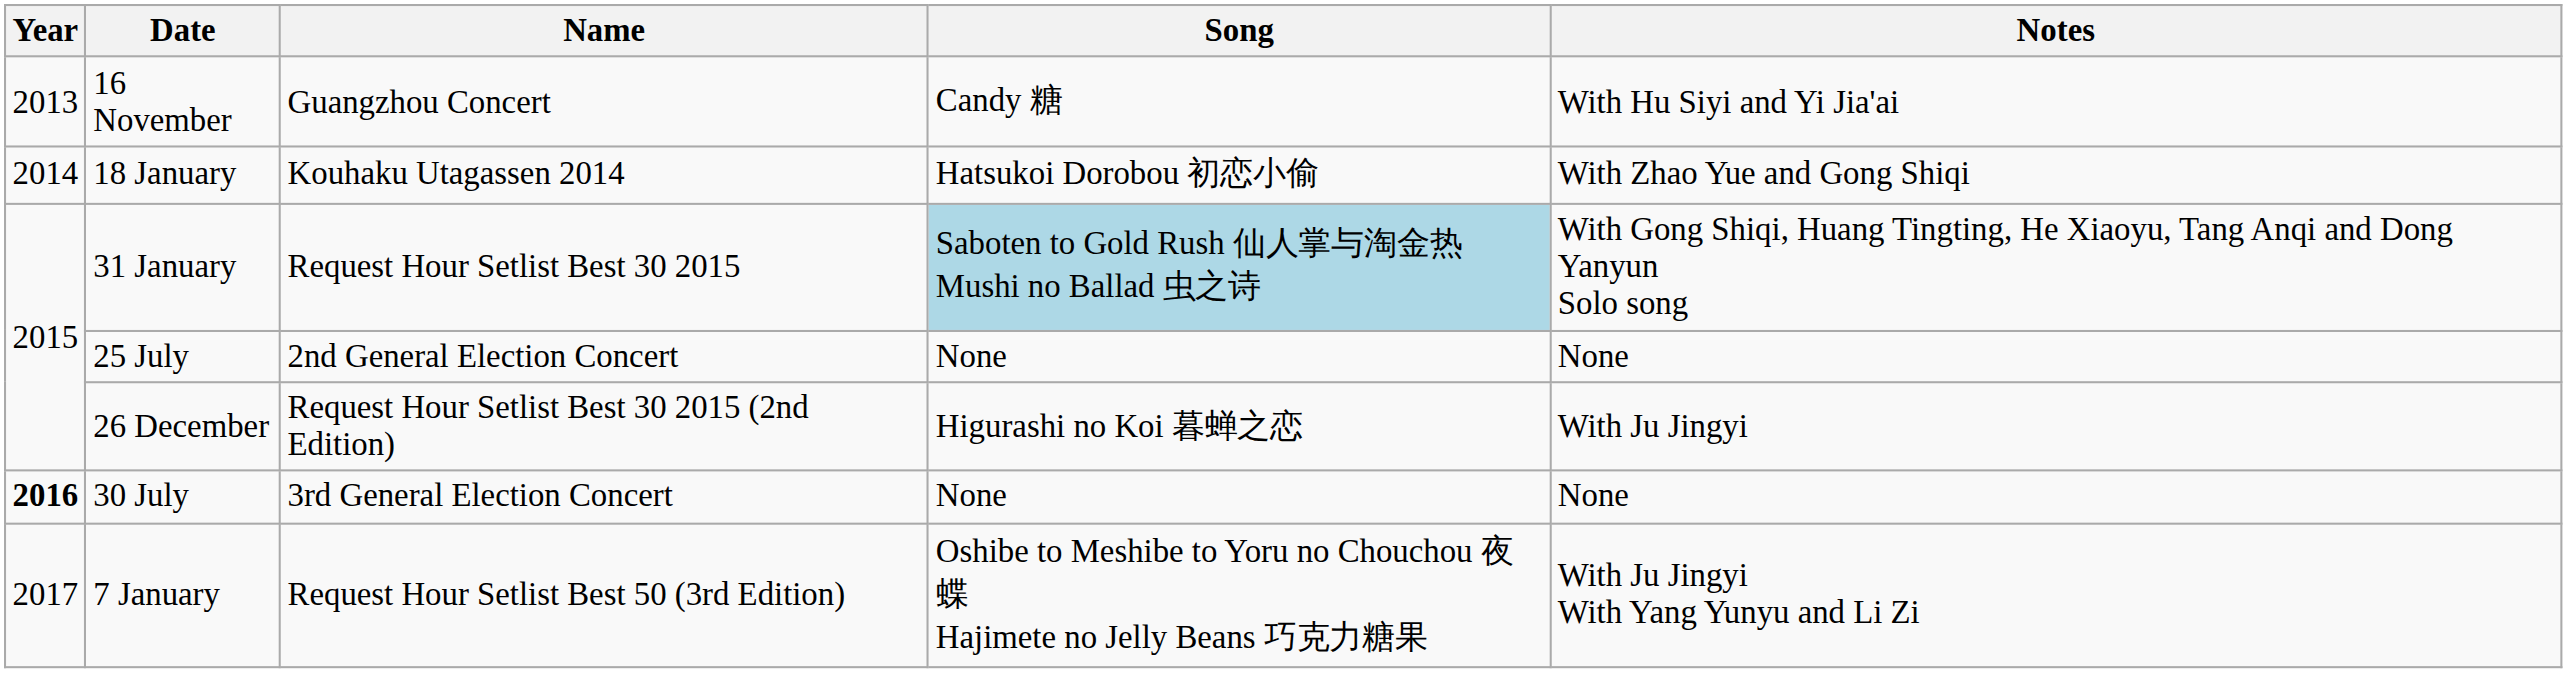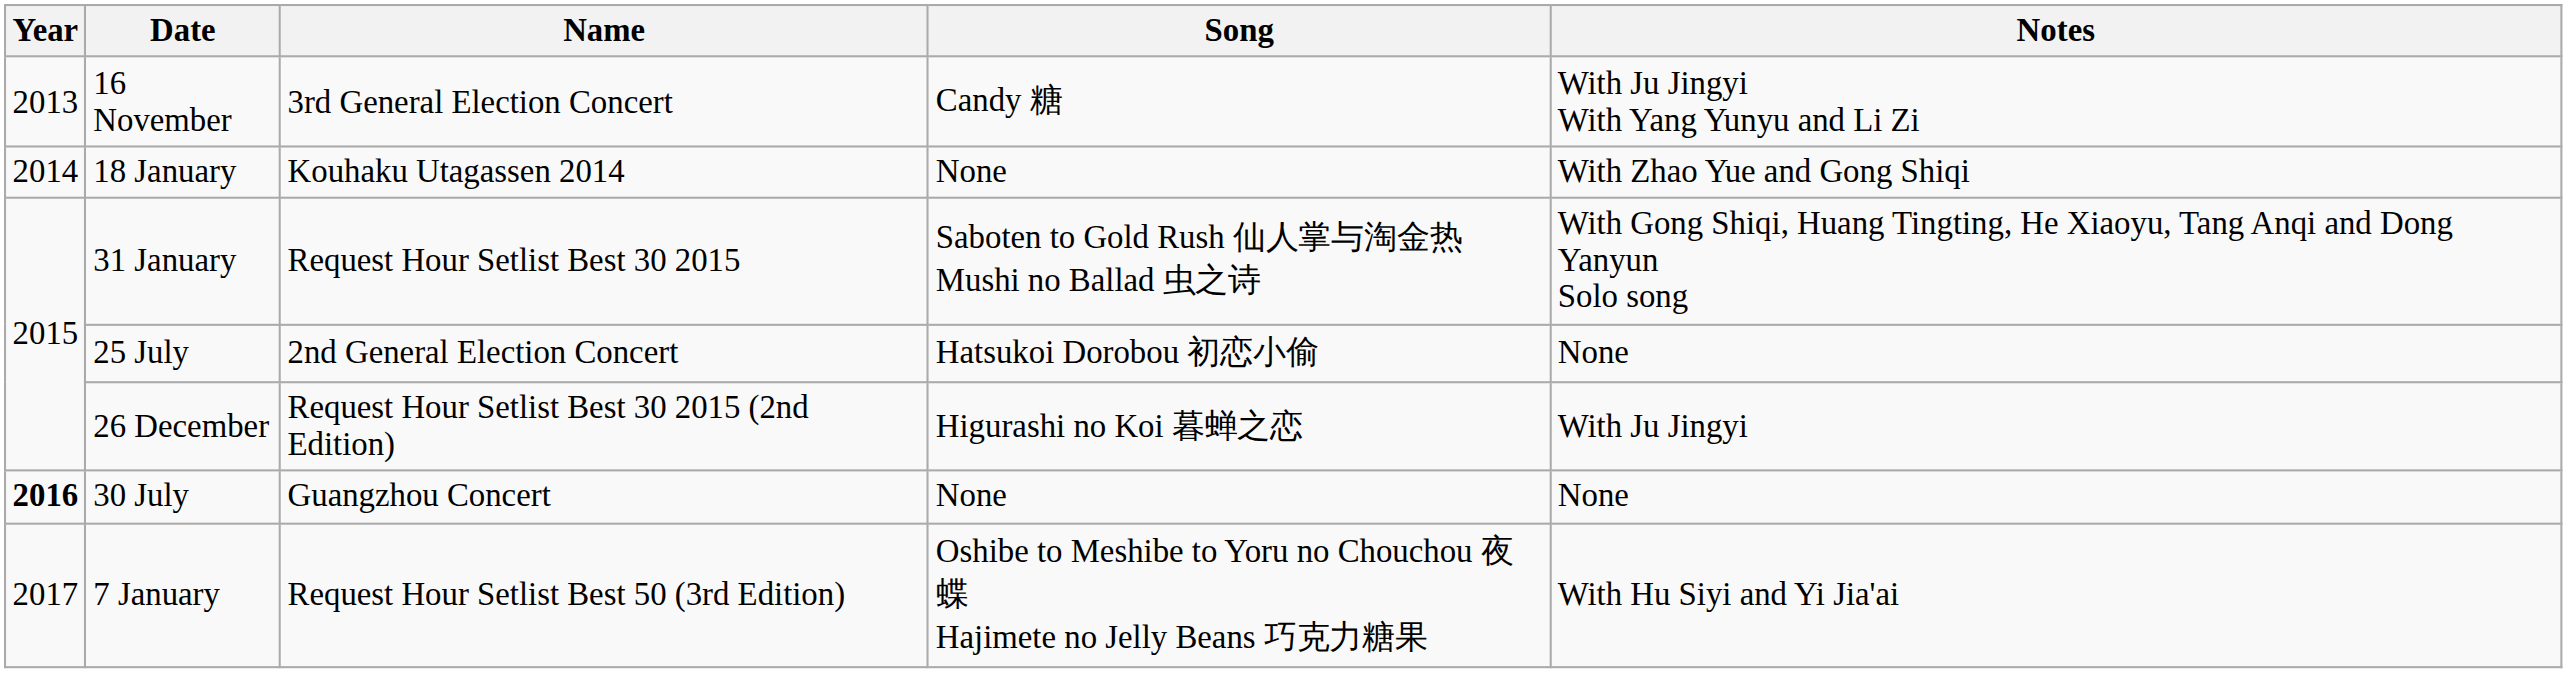(419, 100) Guangzhou Concert -> (480, 100) 3rd General Election Concert
(1728, 100) With Hu Siyi and Yi Jia'ai -> (1739, 100) With Ju Jingyi With Yang Yunyu and Li Zi
(1127, 173) Hatsukoi Dorobou 初恋小偷 -> (971, 171) None
(1199, 265) lightblue background -> (1199, 259) no background
(971, 355) None -> (1127, 351) Hatsukoi Dorobou 初恋小偷
(480, 496) 3rd General Election Concert -> (419, 496) Guangzhou Concert
(1739, 594) With Ju Jingyi With Yang Yunyu and Li Zi -> (1728, 594) With Hu Siyi and Yi Jia'ai
